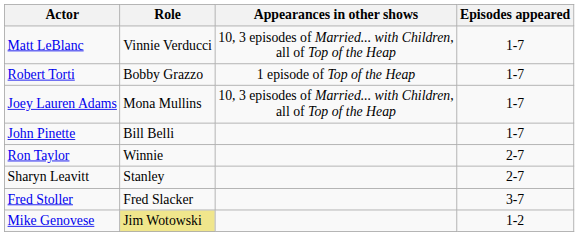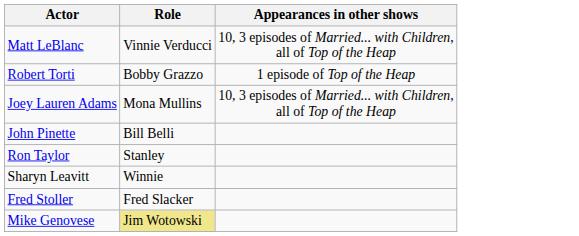- column: (515, 15)
(143, 155) Winnie -> (144, 155) Stanley
(144, 177) Stanley -> (143, 177) Winnie
